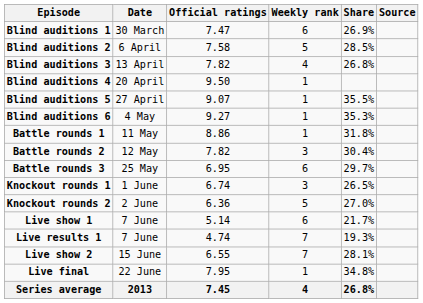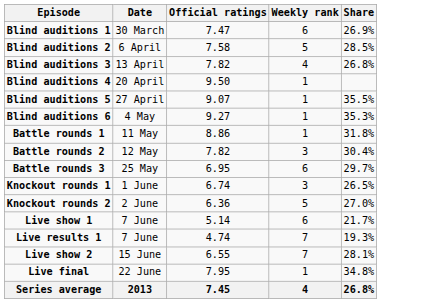- column: (397, 13)
